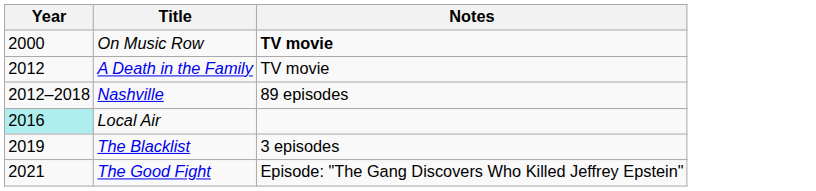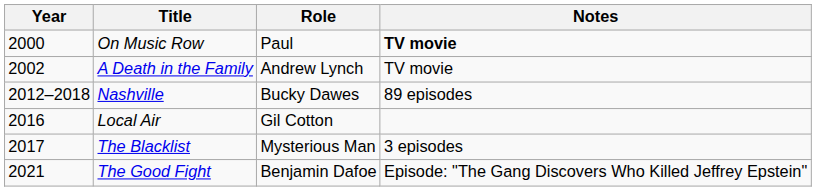+ column: (318, 17)
(26, 69) 2012 -> (26, 69) 2002
(26, 120) paleturquoise background -> (26, 120) no background
(26, 146) 2019 -> (26, 146) 2017
